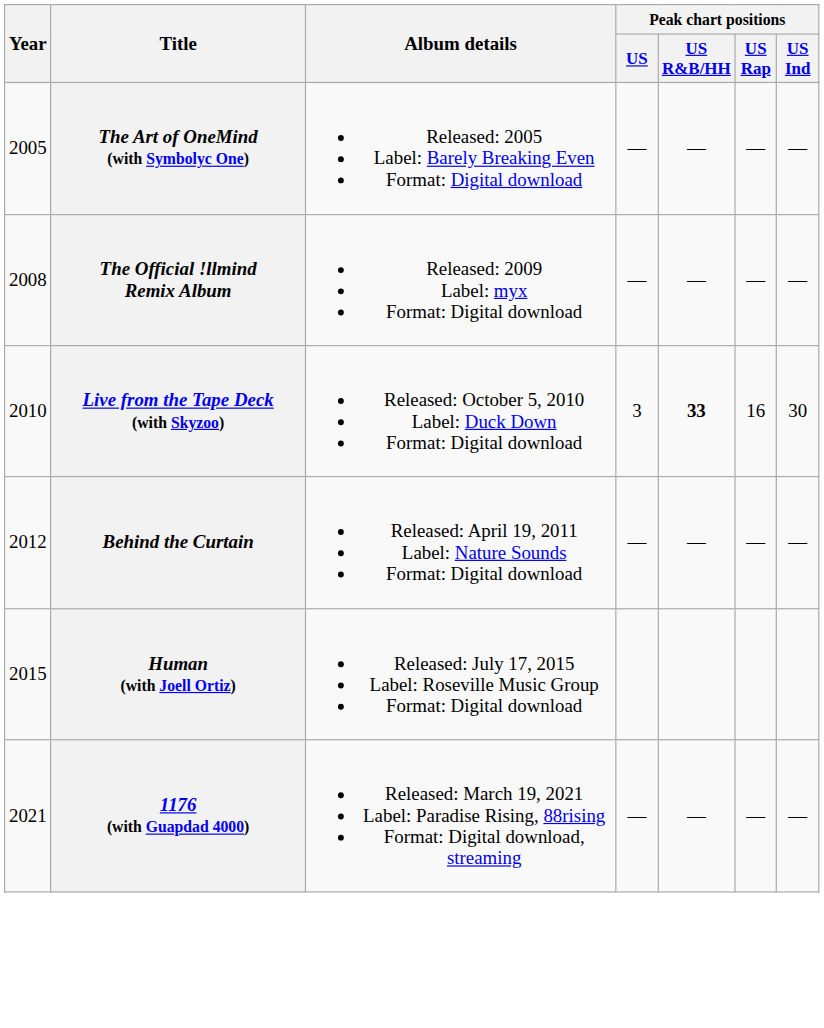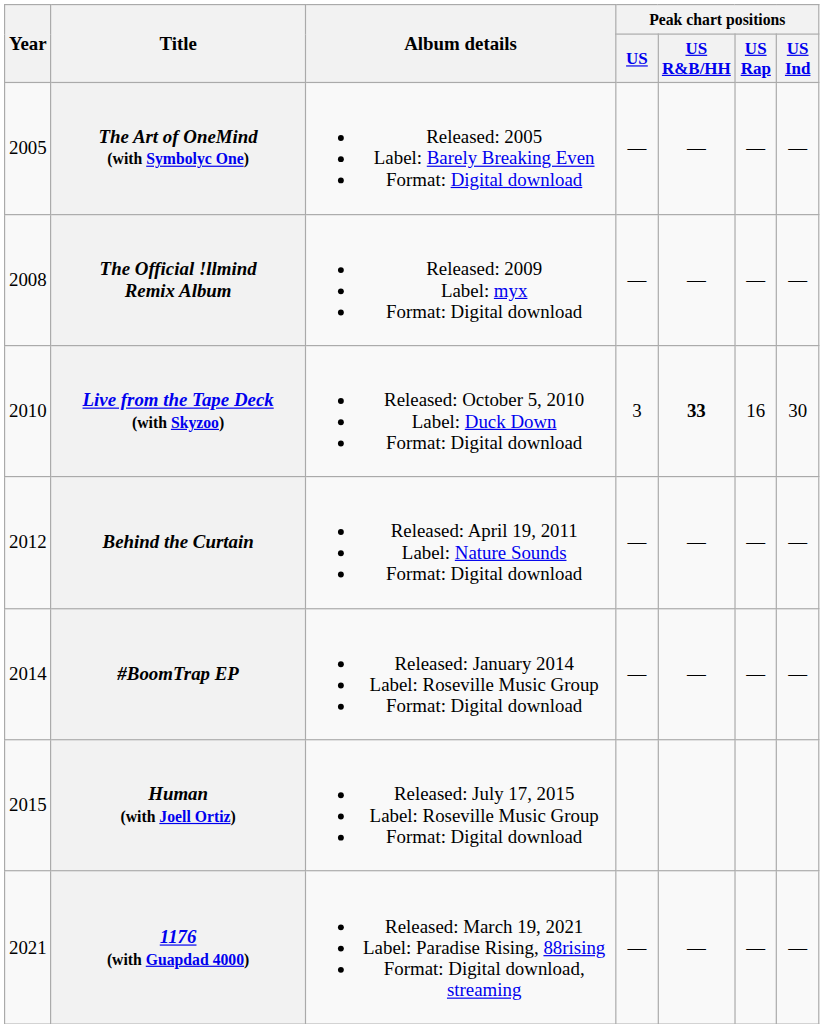+ row: (178, 673)
